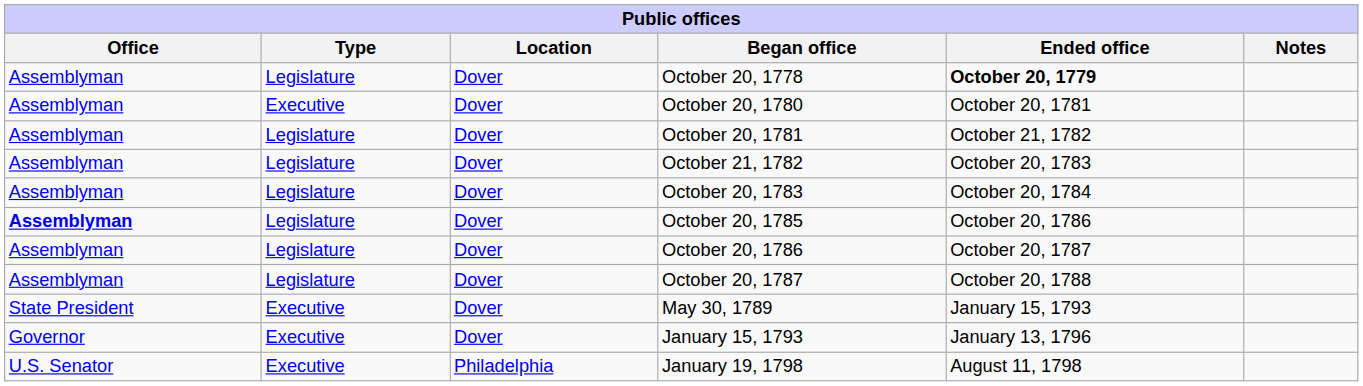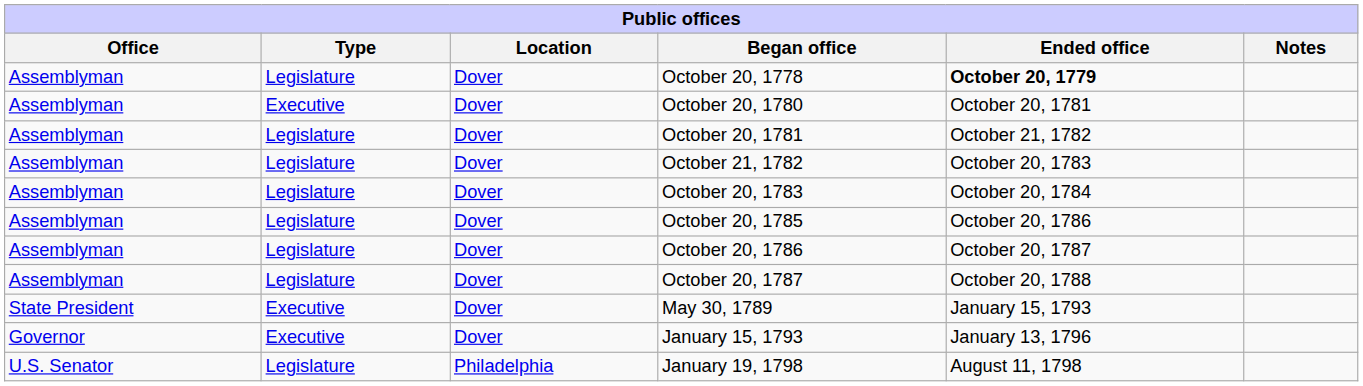(71, 221) bold -> (66, 221) normal
(305, 366) Executive -> (310, 366) Legislature
